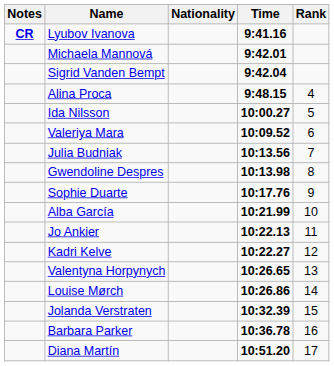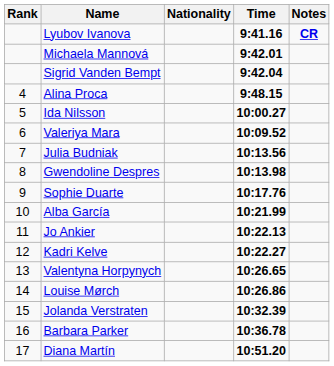columns swapped: (311, 14) <-> (25, 14)
